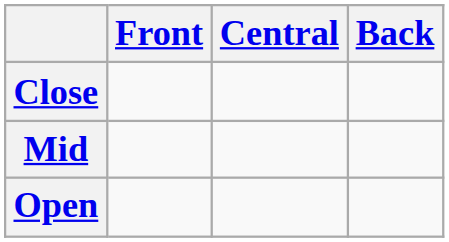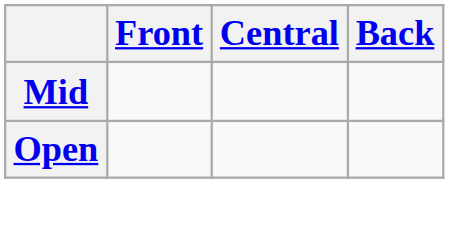- row: (56, 90)
